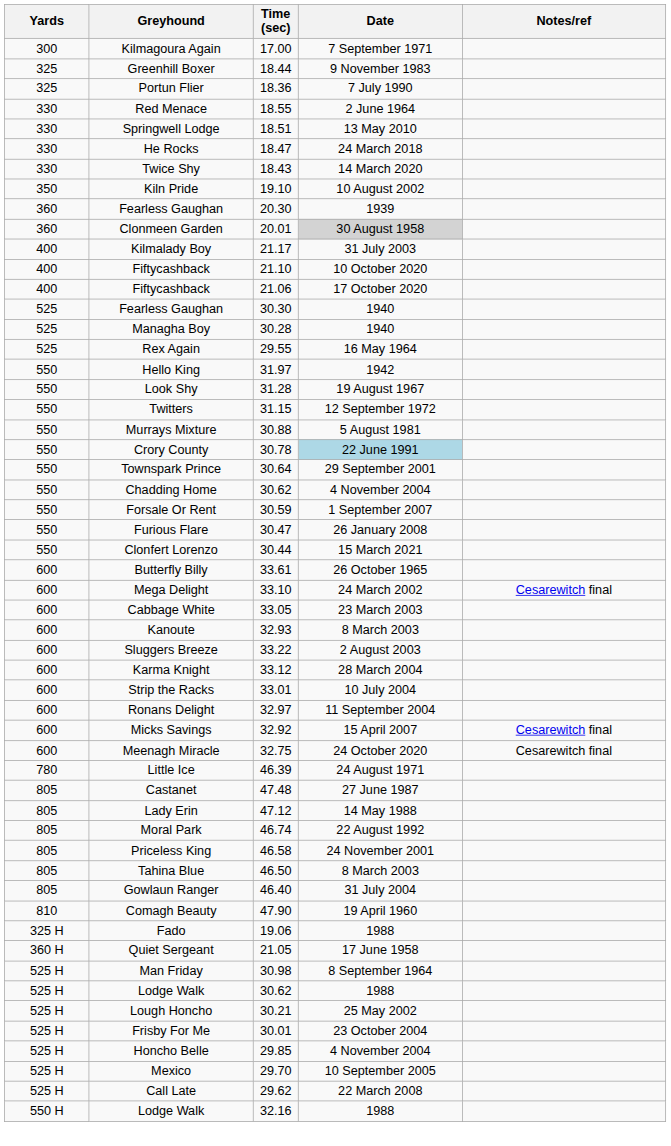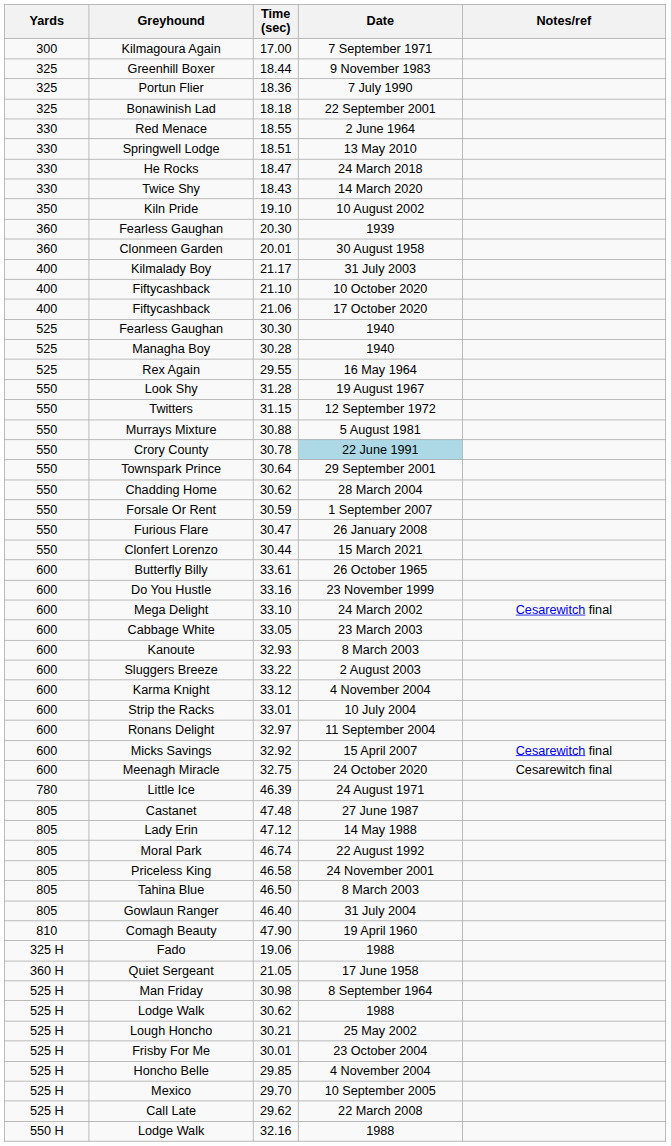+ row: (171, 108)
(380, 229) lightgrey background -> (380, 249) no background
- row: (171, 369)
(380, 489) 4 November 2004 -> (380, 489) 28 March 2004
+ row: (171, 590)
(380, 670) 28 March 2004 -> (380, 690) 4 November 2004
